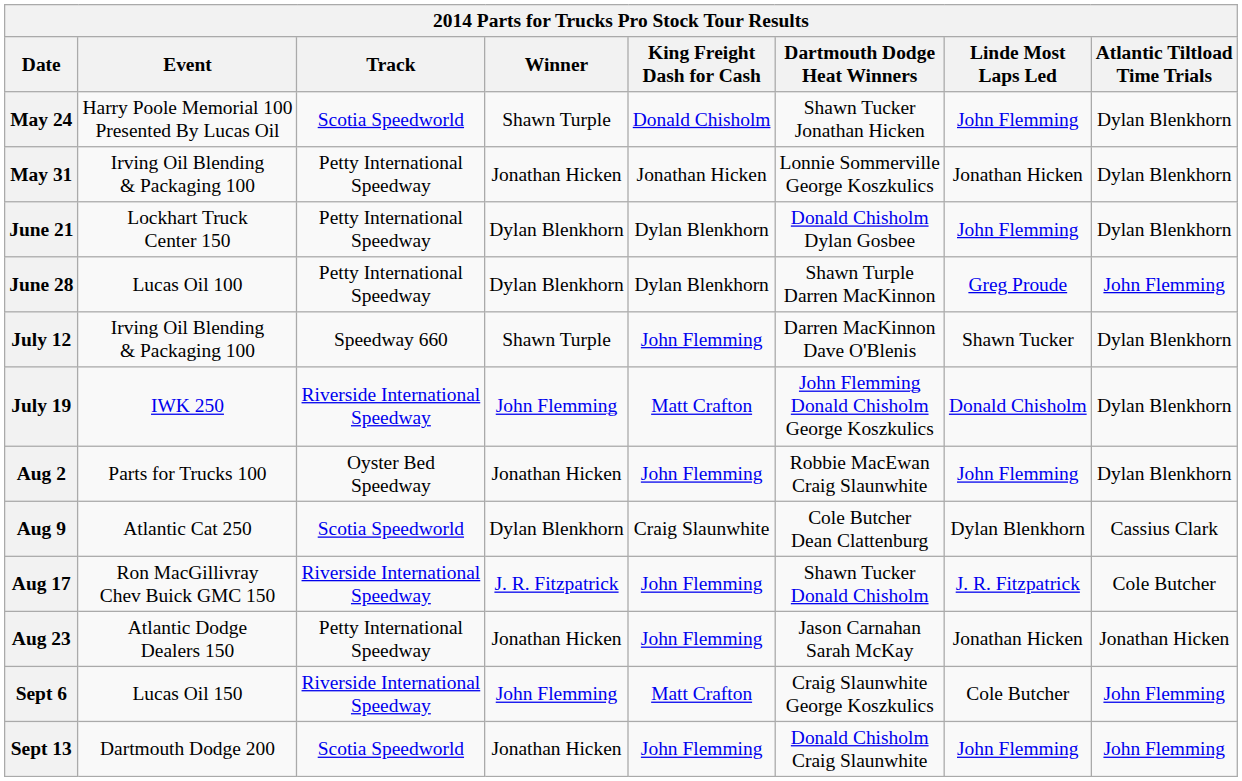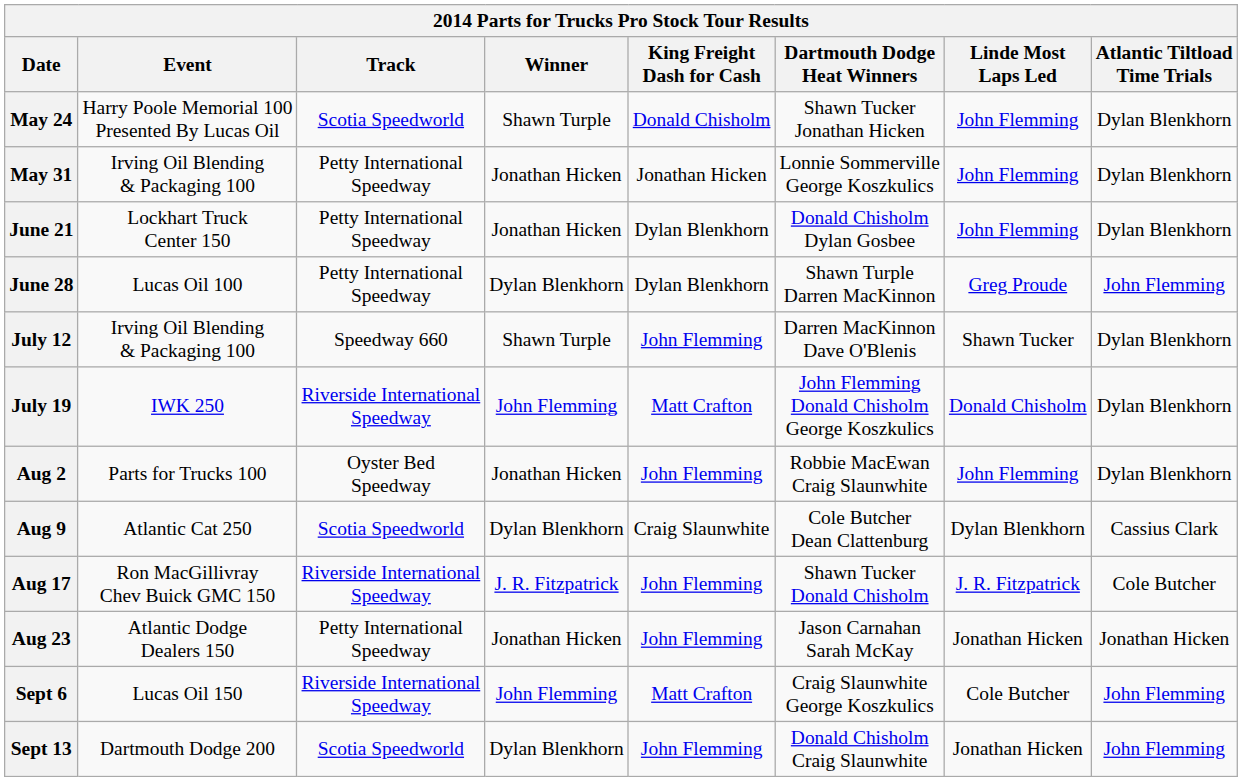(1018, 174) Jonathan Hicken -> (1018, 174) John Flemming
(556, 229) Dylan Blenkhorn -> (556, 229) Jonathan Hicken
(556, 748) Jonathan Hicken -> (556, 748) Dylan Blenkhorn
(1018, 748) John Flemming -> (1018, 748) Jonathan Hicken
